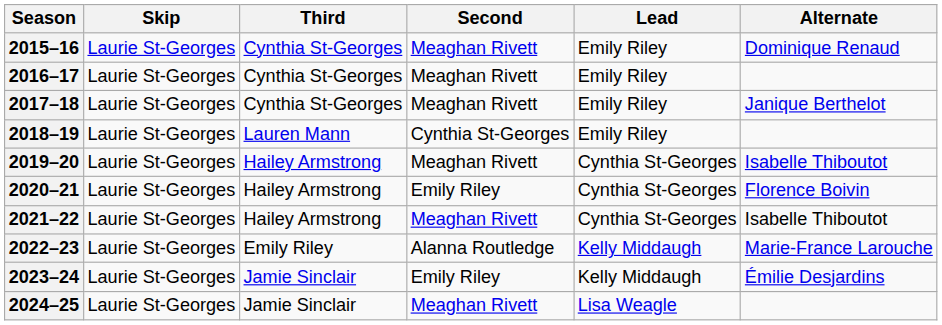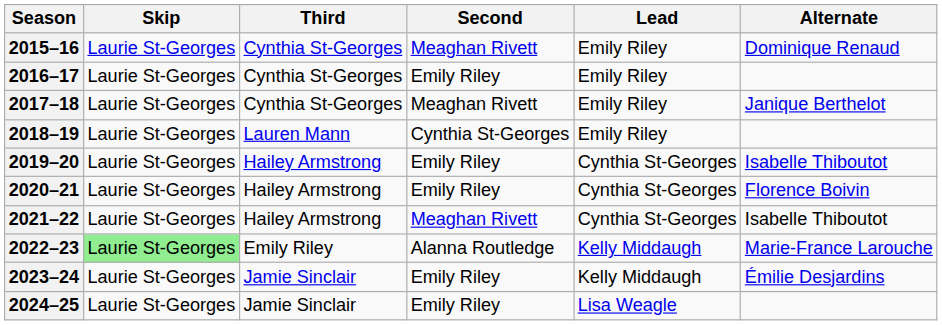(474, 76) Meaghan Rivett -> (455, 76) Emily Riley
(474, 162) Meaghan Rivett -> (455, 162) Emily Riley
(161, 248) no background -> (161, 248) lightgreen background
(474, 305) Meaghan Rivett -> (455, 305) Emily Riley
